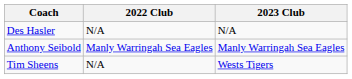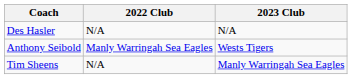(281, 47) Manly Warringah Sea Eagles -> (245, 47) Wests Tigers
(245, 64) Wests Tigers -> (281, 64) Manly Warringah Sea Eagles
